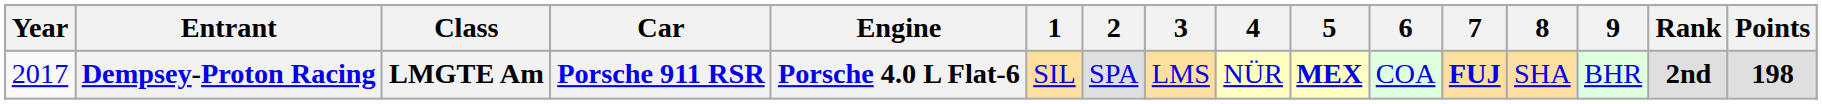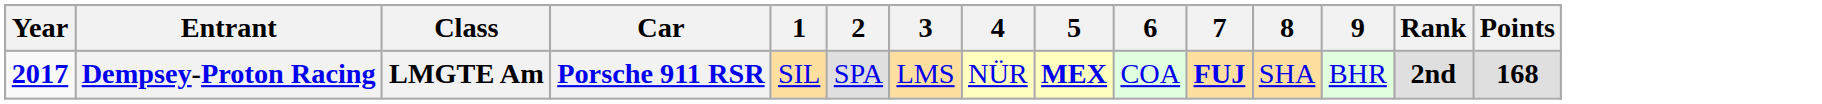- column: (899, 27)
(40, 74) normal -> (40, 74) bold
(1773, 74) 198 -> (1517, 74) 168
